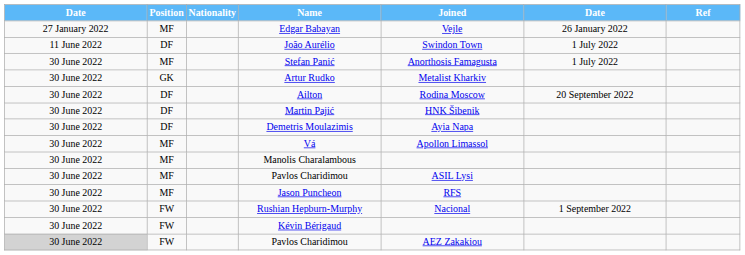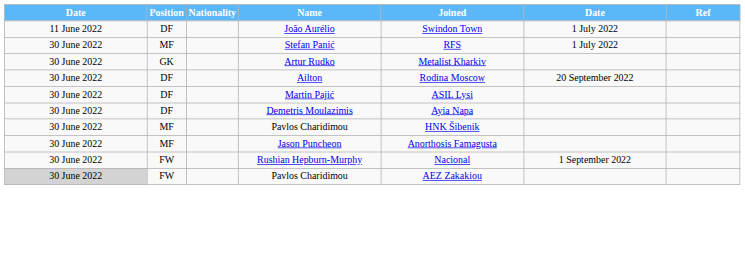- row: (167, 29)
(452, 62) Anorthosis Famagusta -> (452, 45) RFS
(452, 111) HNK Šibenik -> (452, 95) ASIL Lysi
- row: (167, 144)
- row: (167, 160)
(452, 176) ASIL Lysi -> (452, 127) HNK Šibenik
(452, 193) RFS -> (452, 144) Anorthosis Famagusta
- row: (167, 226)
